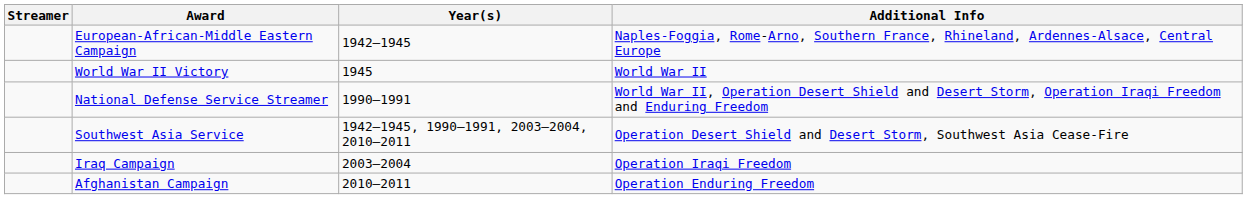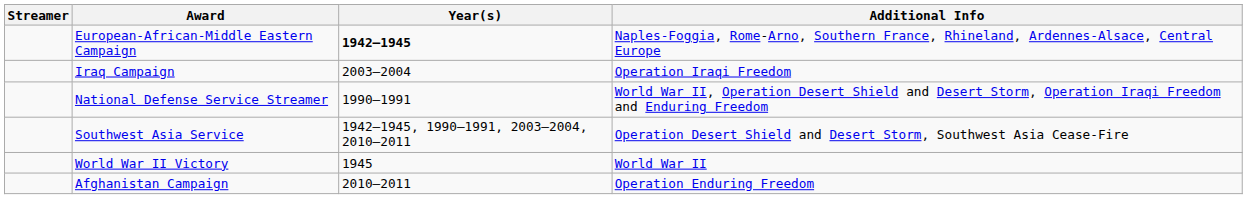(376, 43) normal -> (376, 43) bold
rows swapped: (152, 71) <-> (125, 163)
